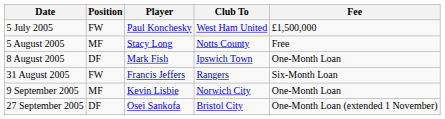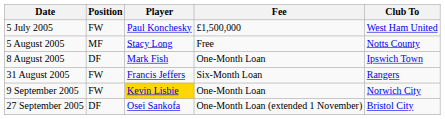columns swapped: (232, 12) <-> (355, 12)
(95, 91) MF -> (96, 91) FW
(153, 91) no background -> (153, 91) gold background
